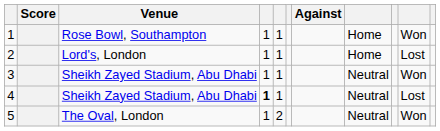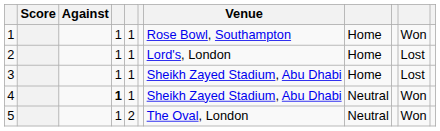columns swapped: (318, 14) <-> (159, 14)
(368, 75) Neutral -> (365, 75) Home
(414, 75) Won -> (413, 75) Lost
(413, 95) Lost -> (414, 95) Won
